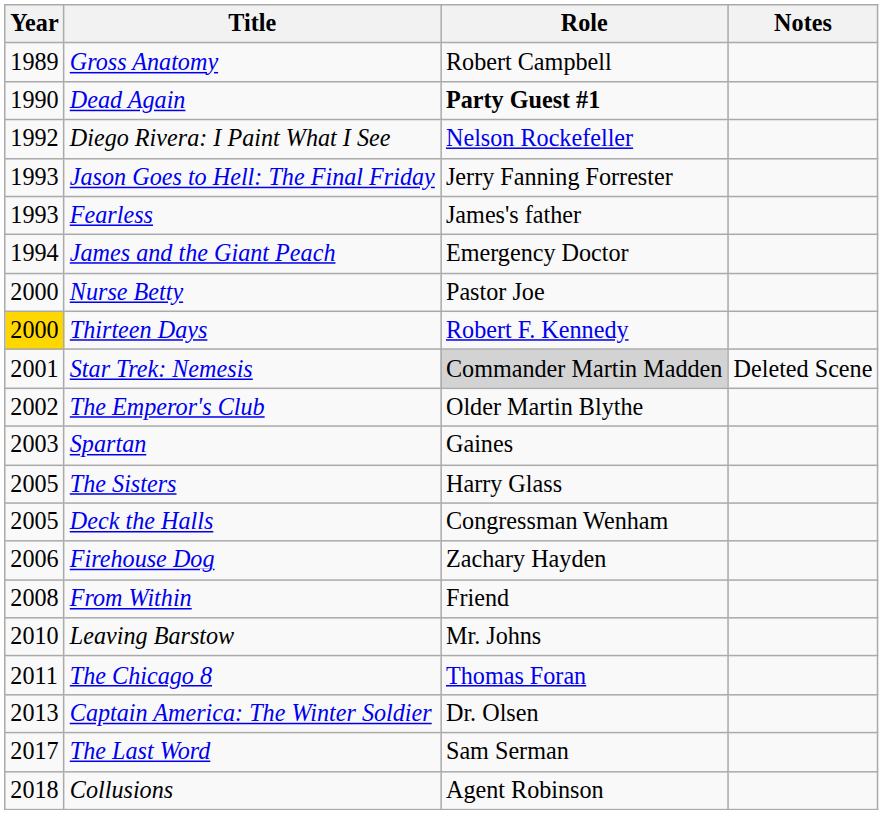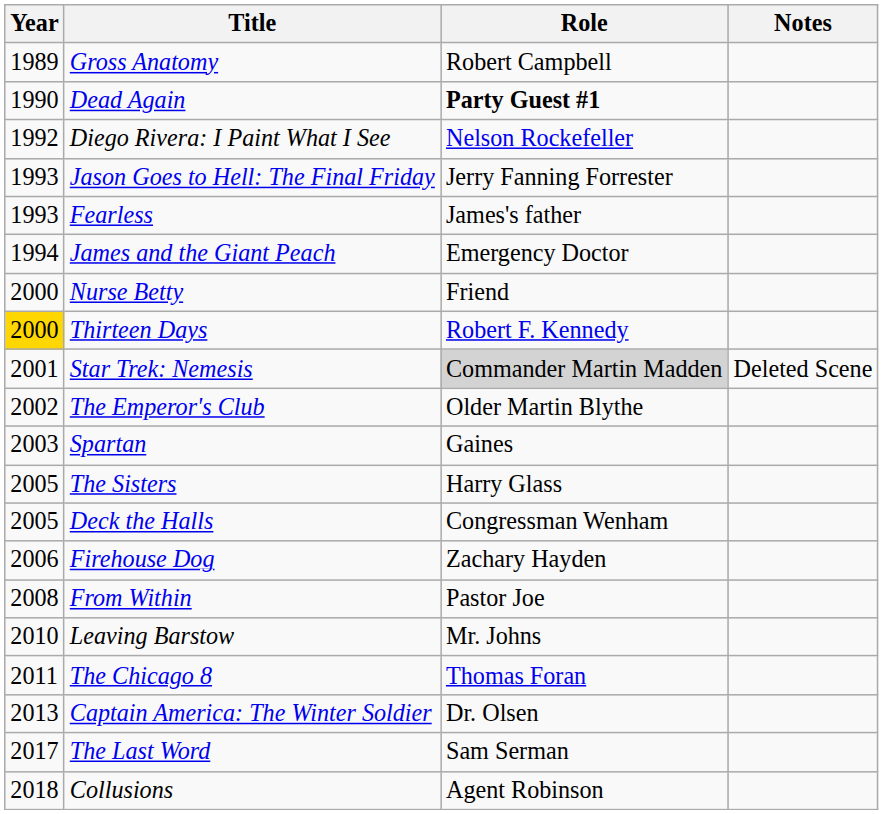(495, 291) Pastor Joe -> (478, 291) Friend
(478, 598) Friend -> (495, 598) Pastor Joe
